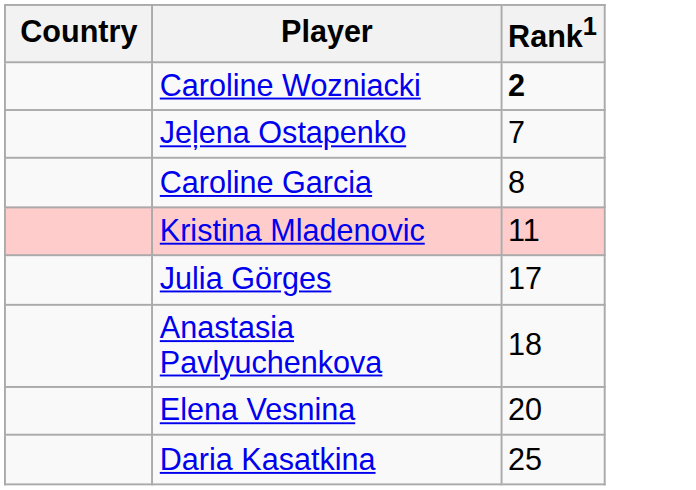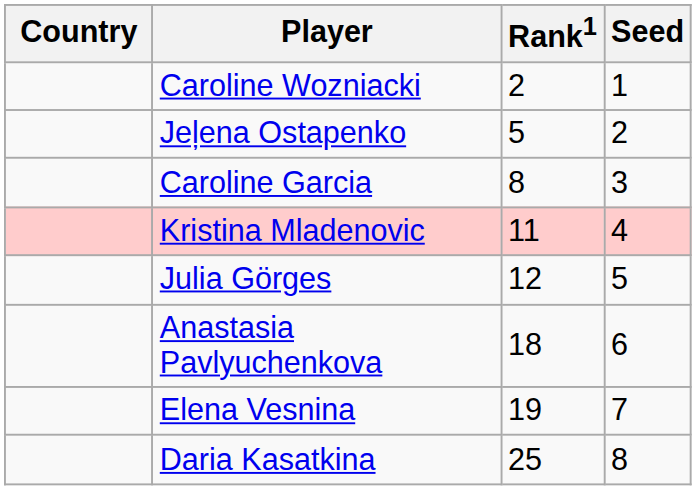+ column: (648, 32)
(517, 85) bold -> (517, 85) normal
(517, 133) 7 -> (517, 133) 5
(525, 279) 17 -> (525, 279) 12
(525, 410) 20 -> (525, 410) 19
